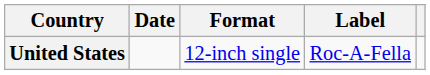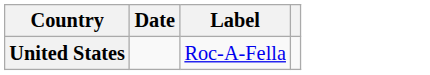- column: (242, 20)
